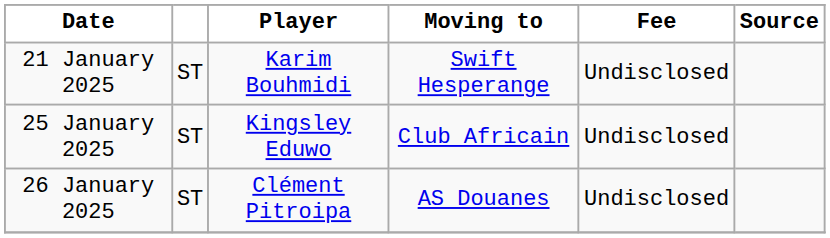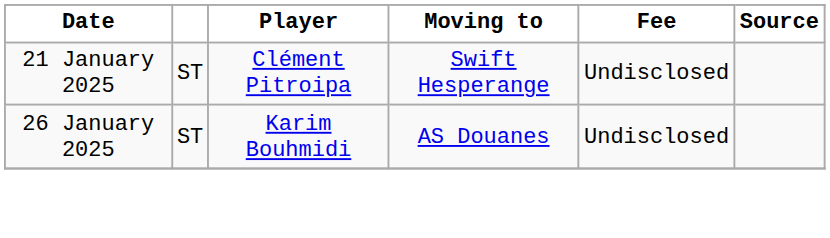(299, 73) Karim Bouhmidi -> (299, 73) Clément Pitroipa
- row: (88, 136)
(299, 200) Clément Pitroipa -> (299, 136) Karim Bouhmidi
